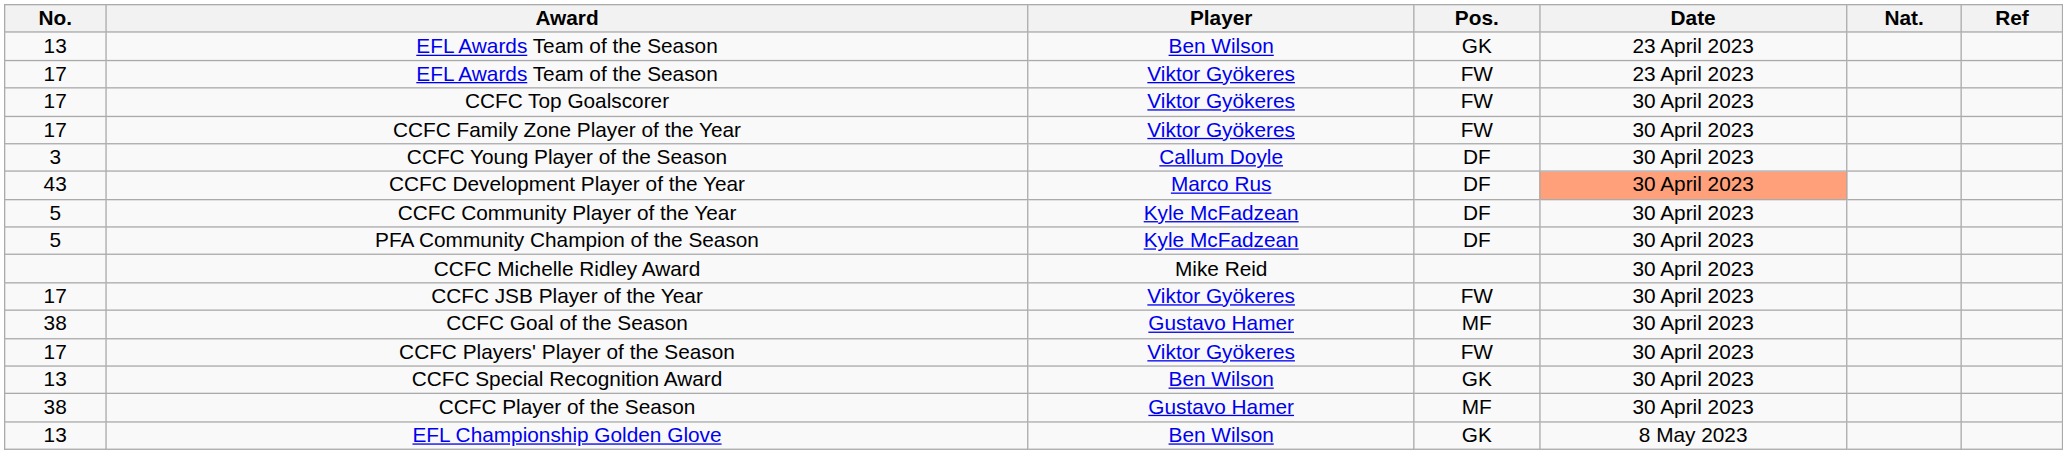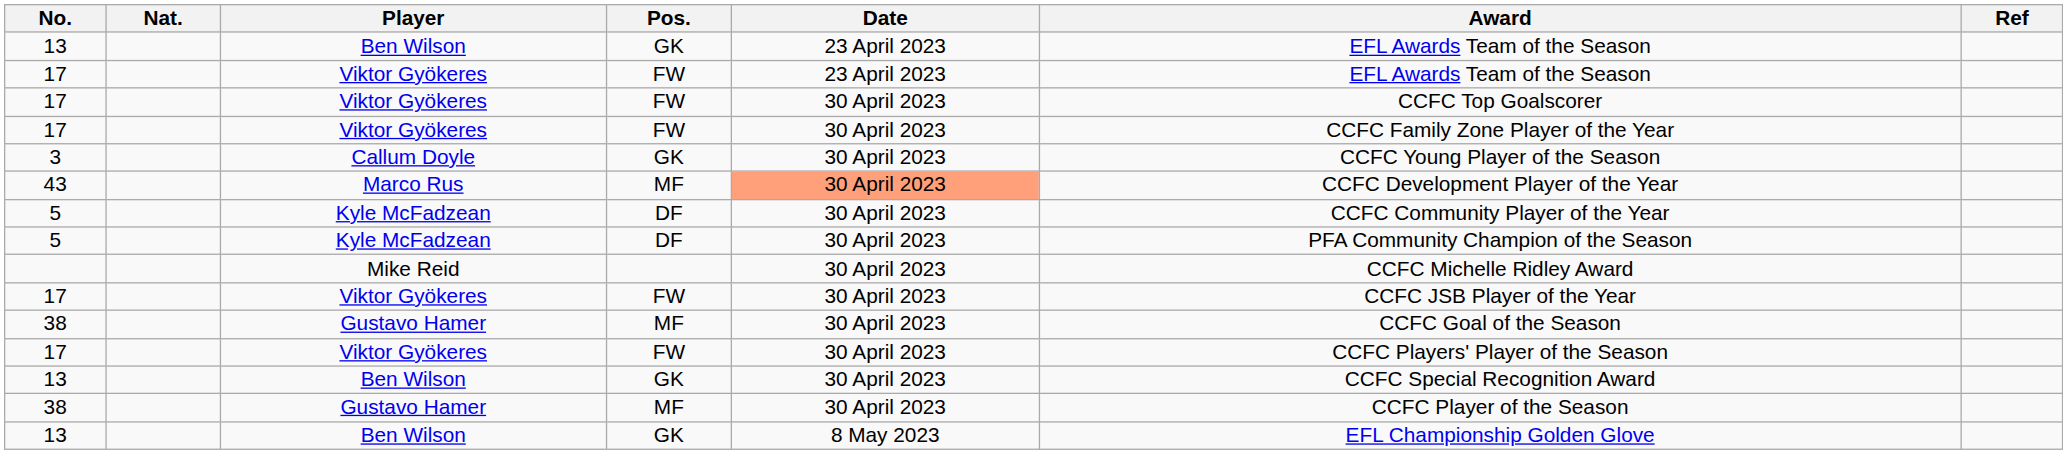columns swapped: (1904, 18) <-> (567, 18)
(1477, 157) DF -> (669, 157) GK
(1477, 185) DF -> (669, 185) MF
